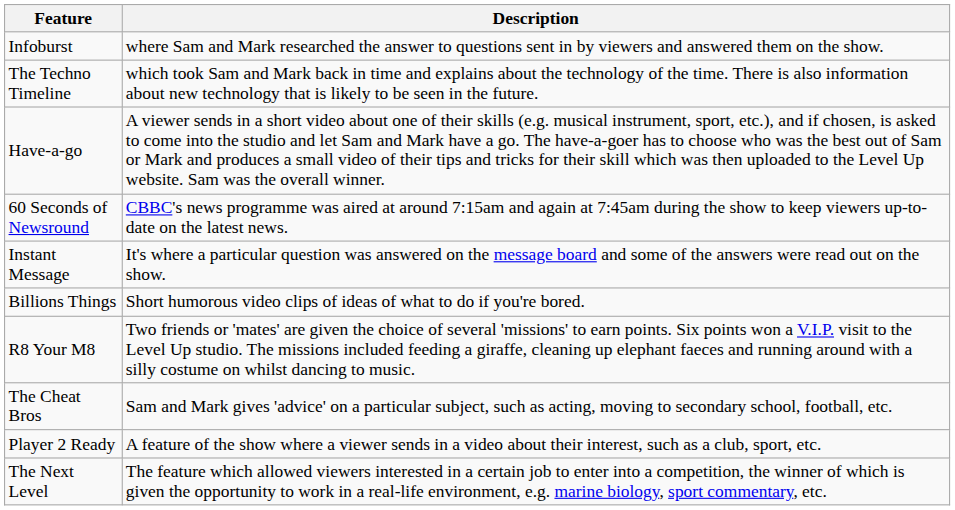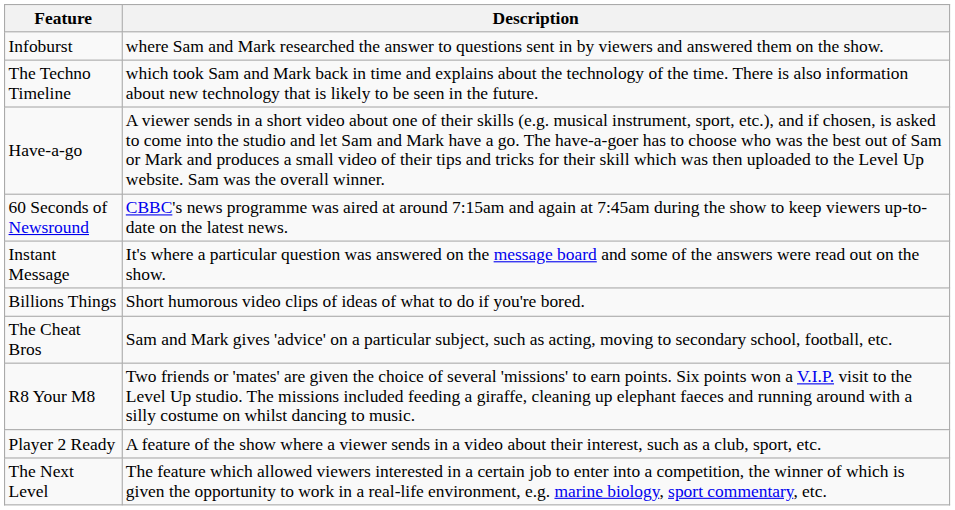rows swapped: (52, 349) <-> (45, 406)
